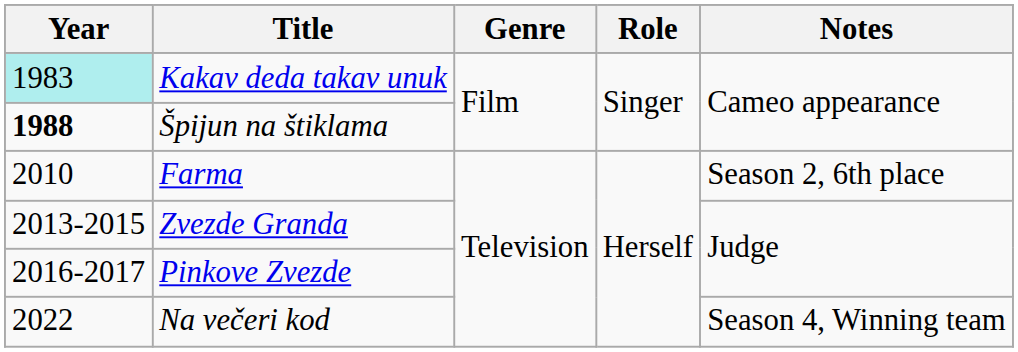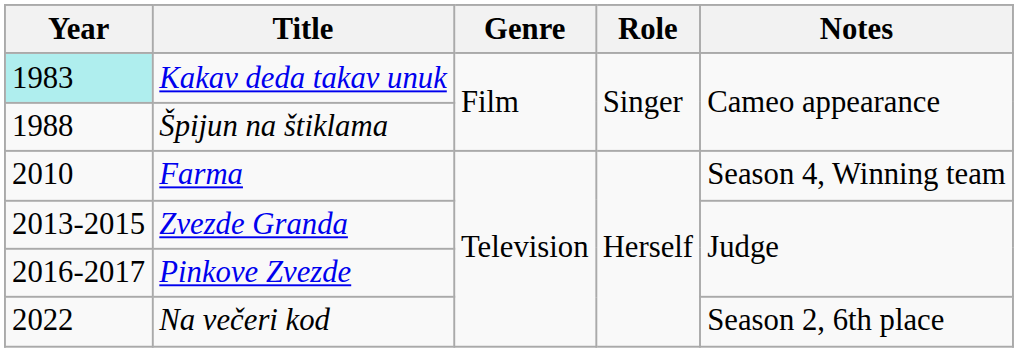(43, 126) bold -> (43, 126) normal
(826, 175) Season 2, 6th place -> (856, 175) Season 4, Winning team
(856, 321) Season 4, Winning team -> (826, 321) Season 2, 6th place
